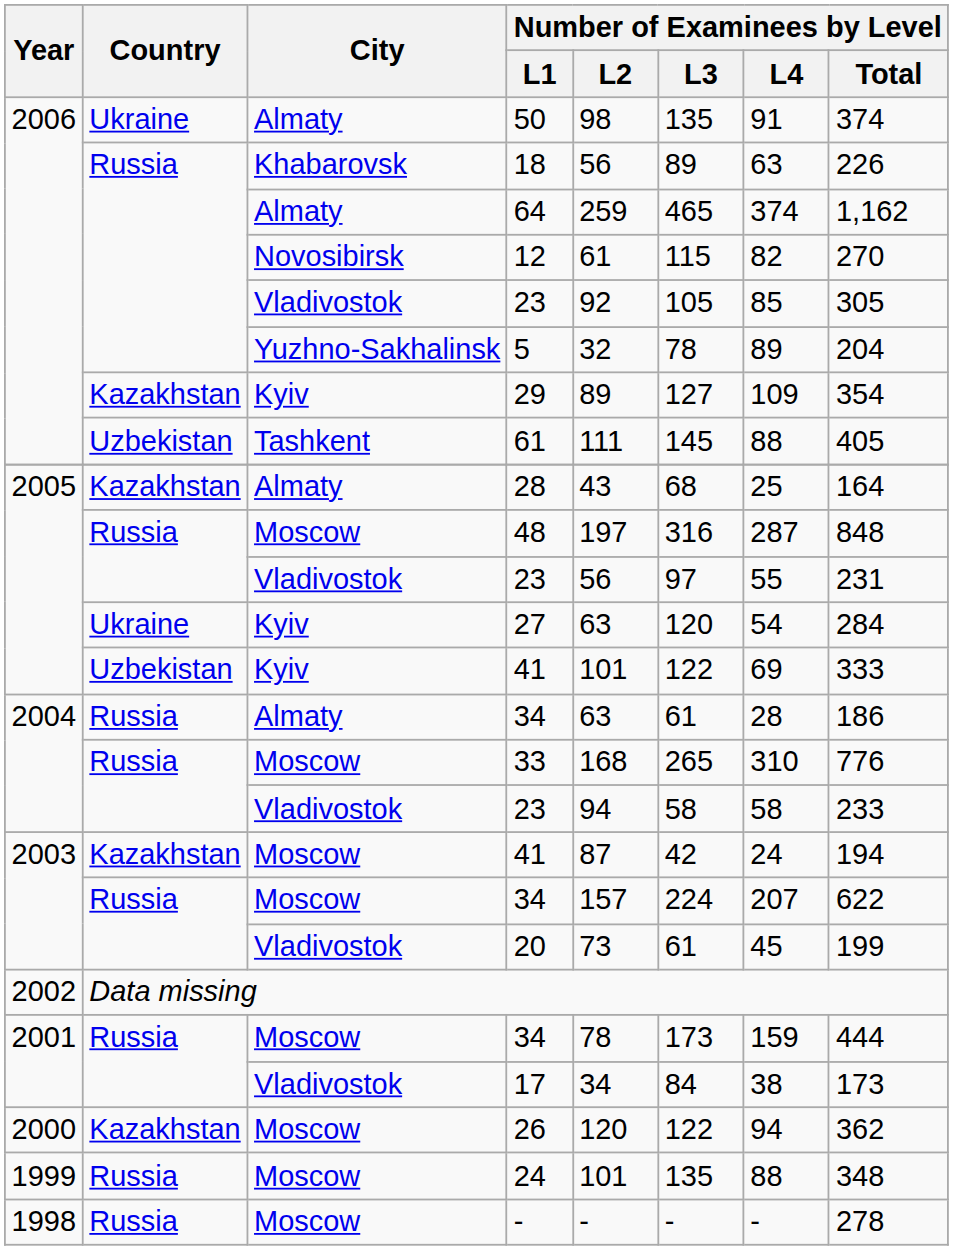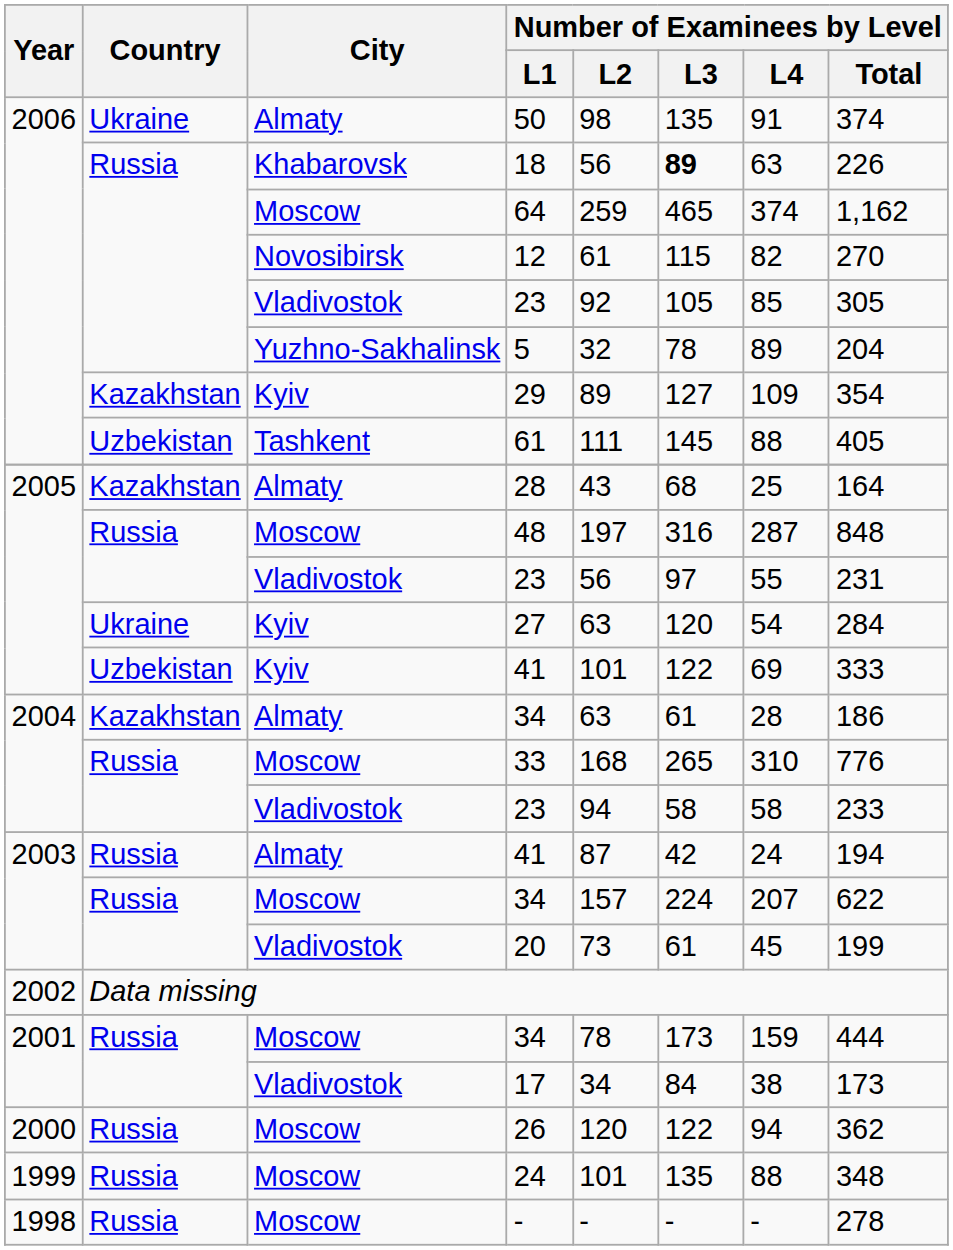(681, 165) normal -> (681, 165) bold
(298, 211) Almaty -> (307, 211) Moscow
(134, 716) Russia -> (165, 716) Kazakhstan
(165, 854) Kazakhstan -> (134, 854) Russia
(307, 854) Moscow -> (298, 854) Almaty
(165, 1129) Kazakhstan -> (134, 1129) Russia
